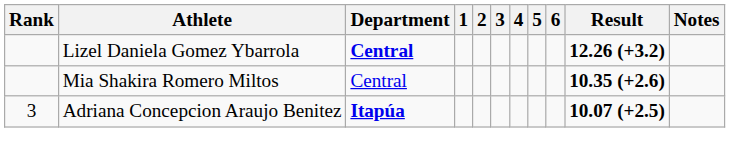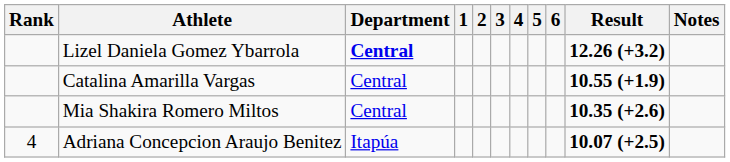+ row: (159, 80)
(31, 111) 3 -> (31, 141) 4
(378, 111) bold -> (374, 141) normal
